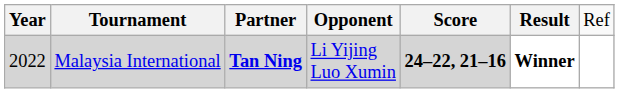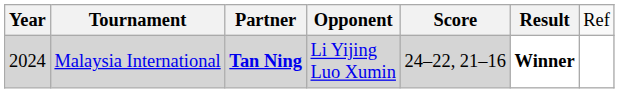(27, 61) 2022 -> (27, 61) 2024
(455, 61) bold -> (455, 61) normal
